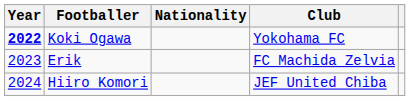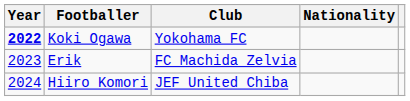columns swapped: (324, 16) <-> (201, 16)
